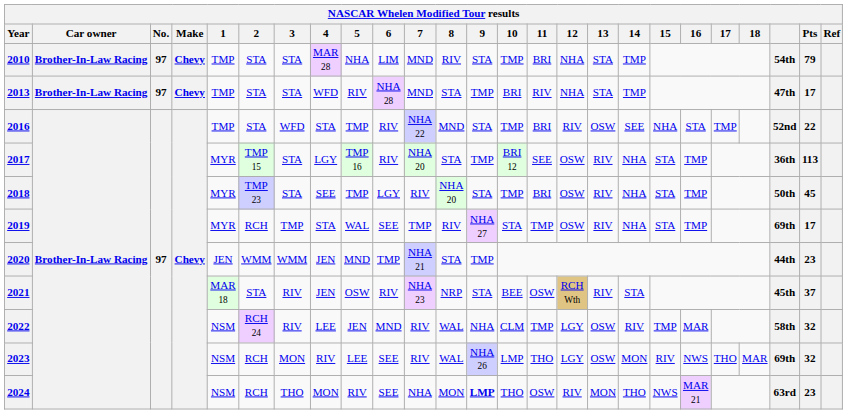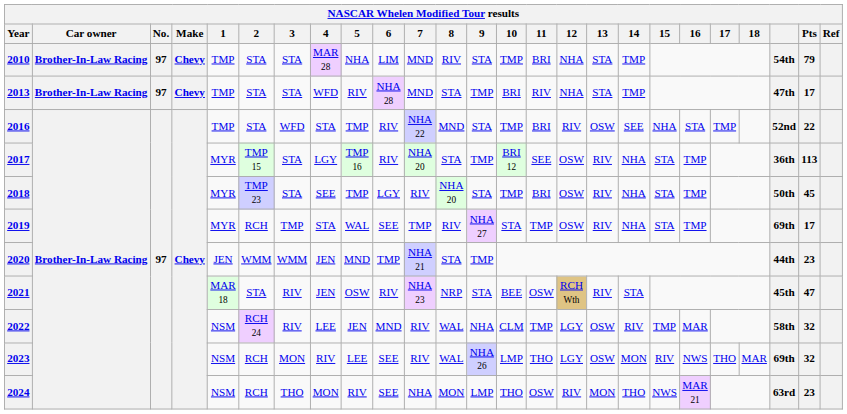(810, 292) 37 -> (809, 292) 47
(482, 392) bold -> (482, 392) normal
